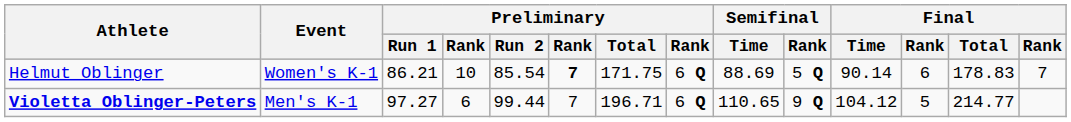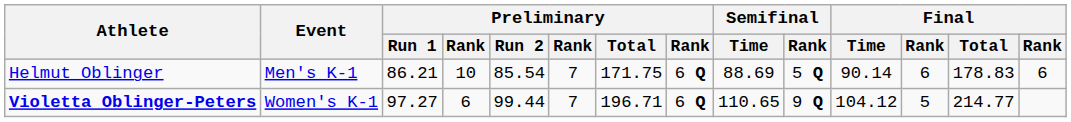(321, 73) Women's K-1 -> (311, 73) Men's K-1
(573, 73) bold -> (573, 73) normal
(1042, 73) 7 -> (1042, 73) 6
(311, 102) Men's K-1 -> (321, 102) Women's K-1
